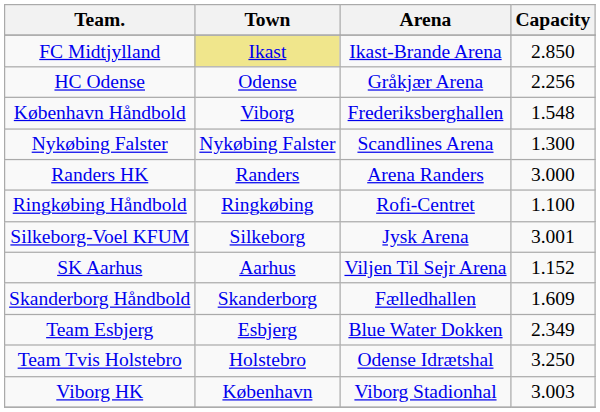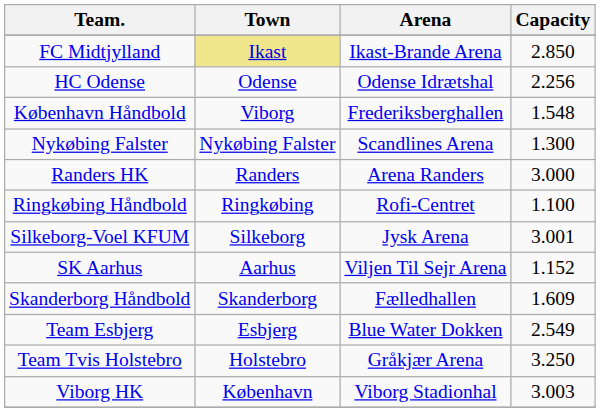(425, 81) Gråkjær Arena -> (425, 81) Odense Idrætshal
(553, 329) 2.349 -> (553, 329) 2.549
(425, 360) Odense Idrætshal -> (425, 360) Gråkjær Arena
